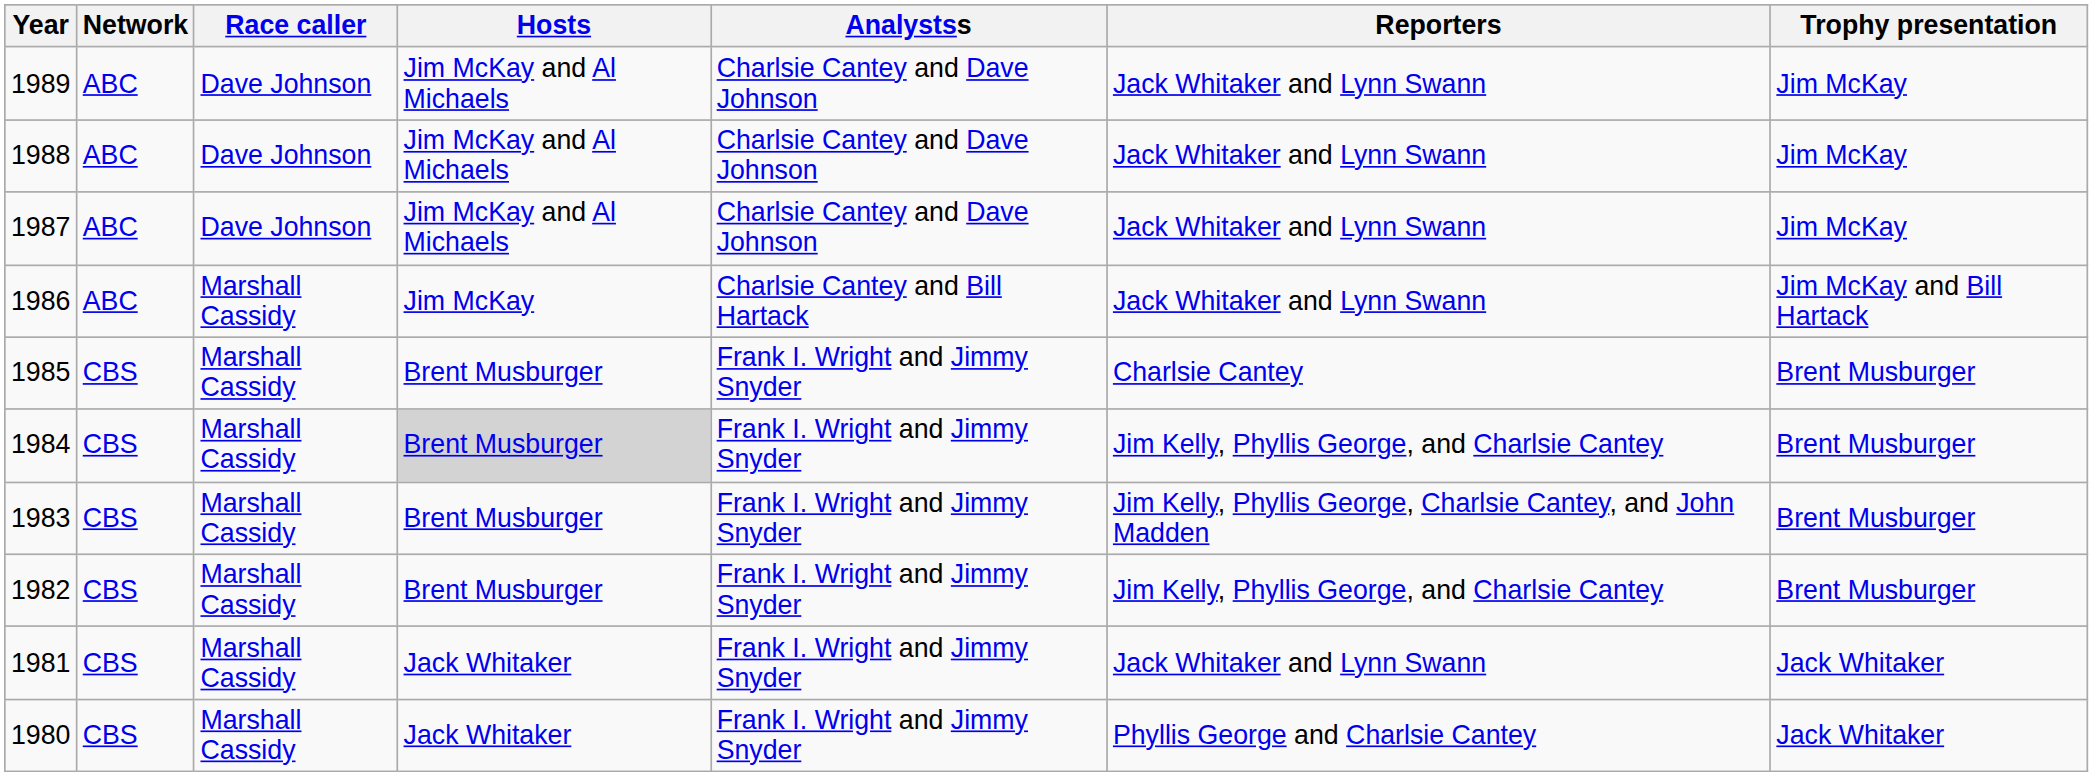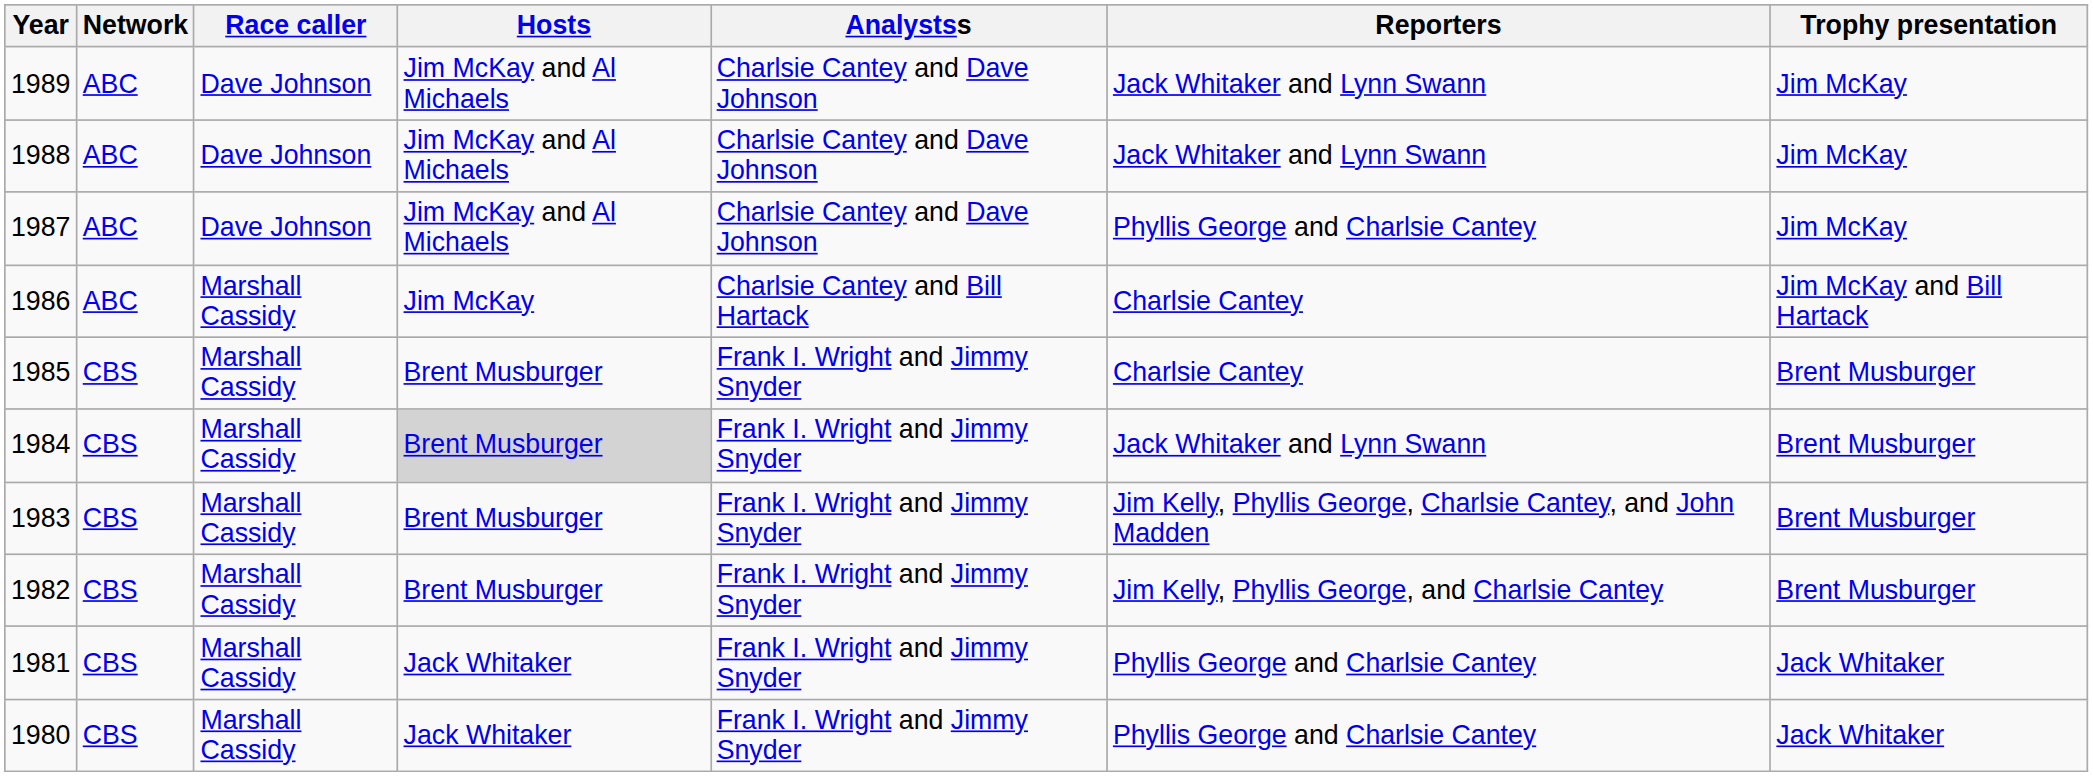(1300, 227) Jack Whitaker and Lynn Swann -> (1325, 227) Phyllis George and Charlsie Cantey
(1300, 300) Jack Whitaker and Lynn Swann -> (1208, 300) Charlsie Cantey
(1388, 445) Jim Kelly, Phyllis George, and Charlsie Cantey -> (1300, 445) Jack Whitaker and Lynn Swann
(1300, 662) Jack Whitaker and Lynn Swann -> (1325, 662) Phyllis George and Charlsie Cantey
